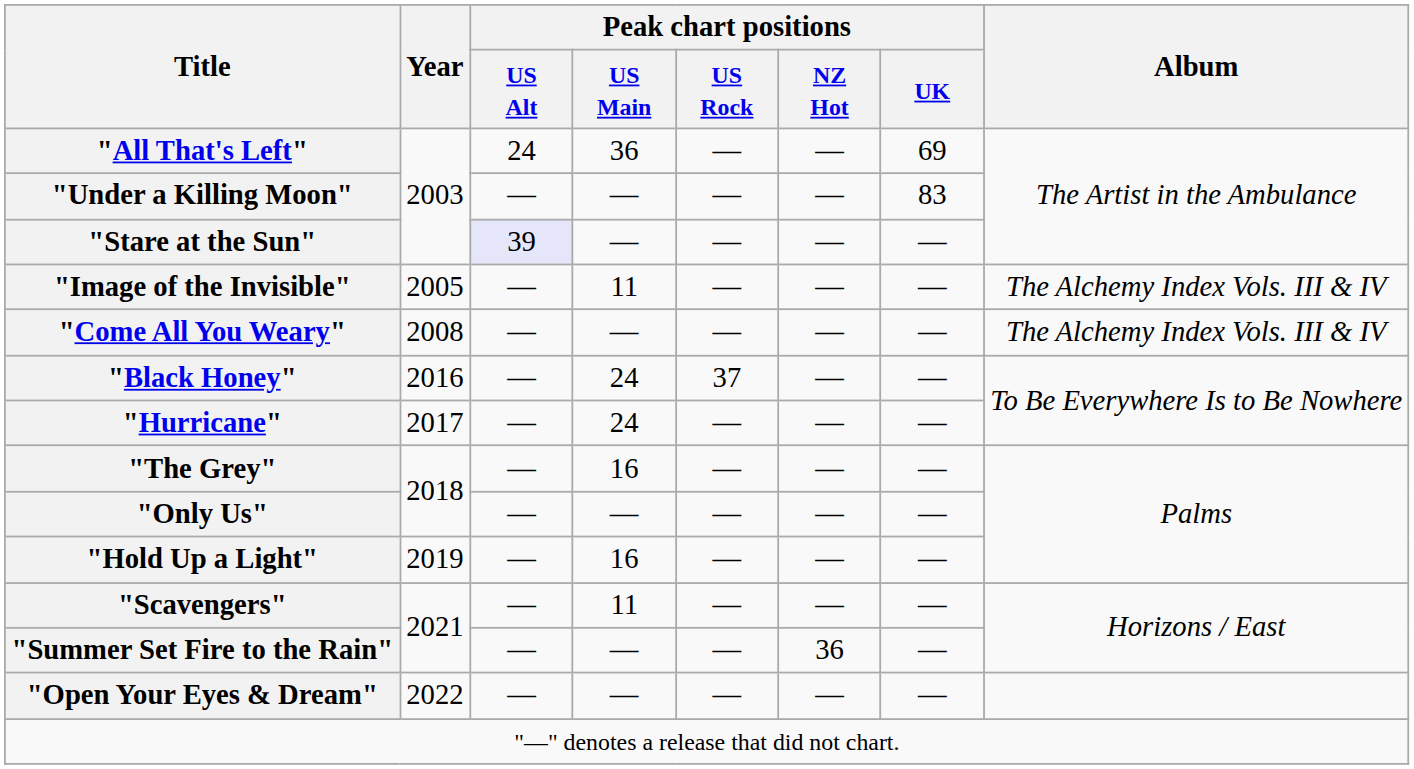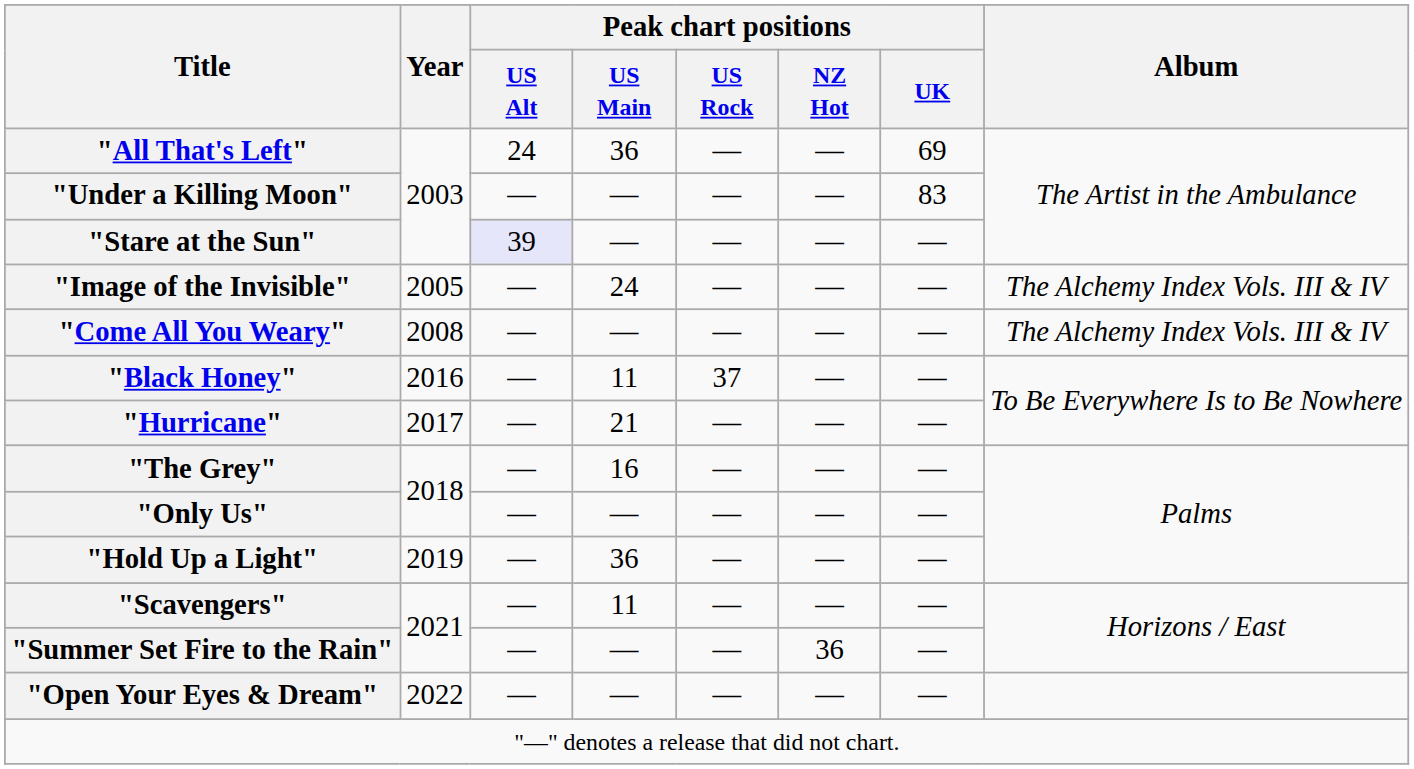(624, 286) 11 -> (624, 286) 24
(624, 377) 24 -> (624, 377) 11
(624, 422) 24 -> (624, 422) 21
(624, 559) 16 -> (624, 559) 36
